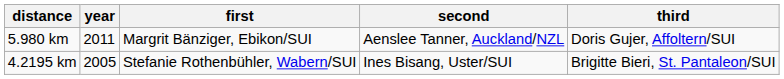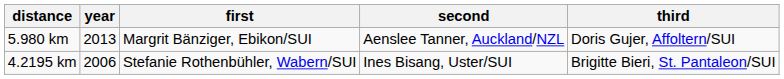(99, 39) 2011 -> (100, 39) 2013
(100, 62) 2005 -> (100, 62) 2006
